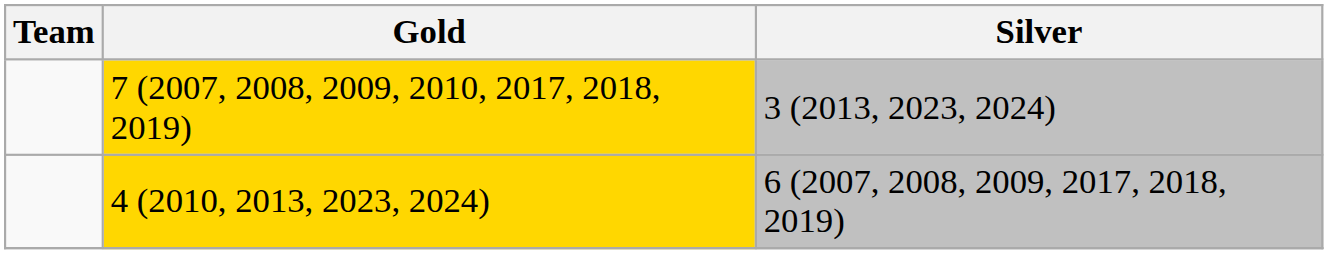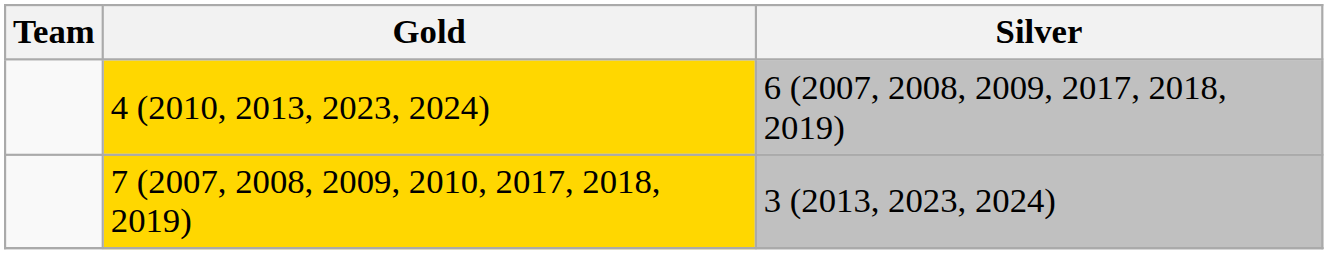rows swapped: (386, 106) <-> (300, 200)
